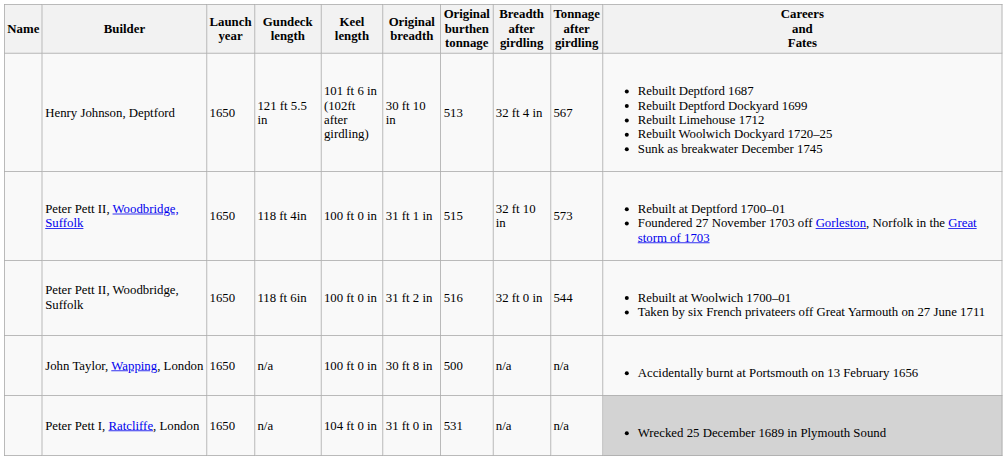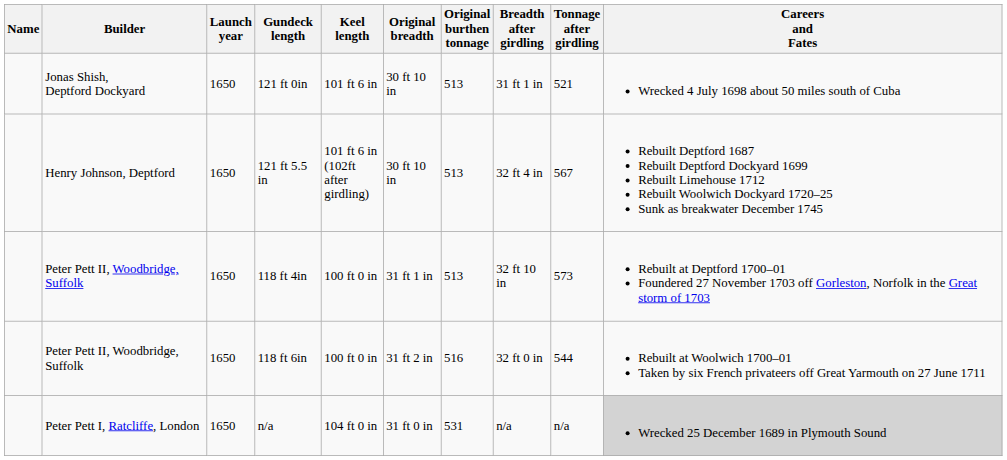+ row: (95, 83)
(453, 216) 515 -> (454, 276) 513
- row: (124, 365)
